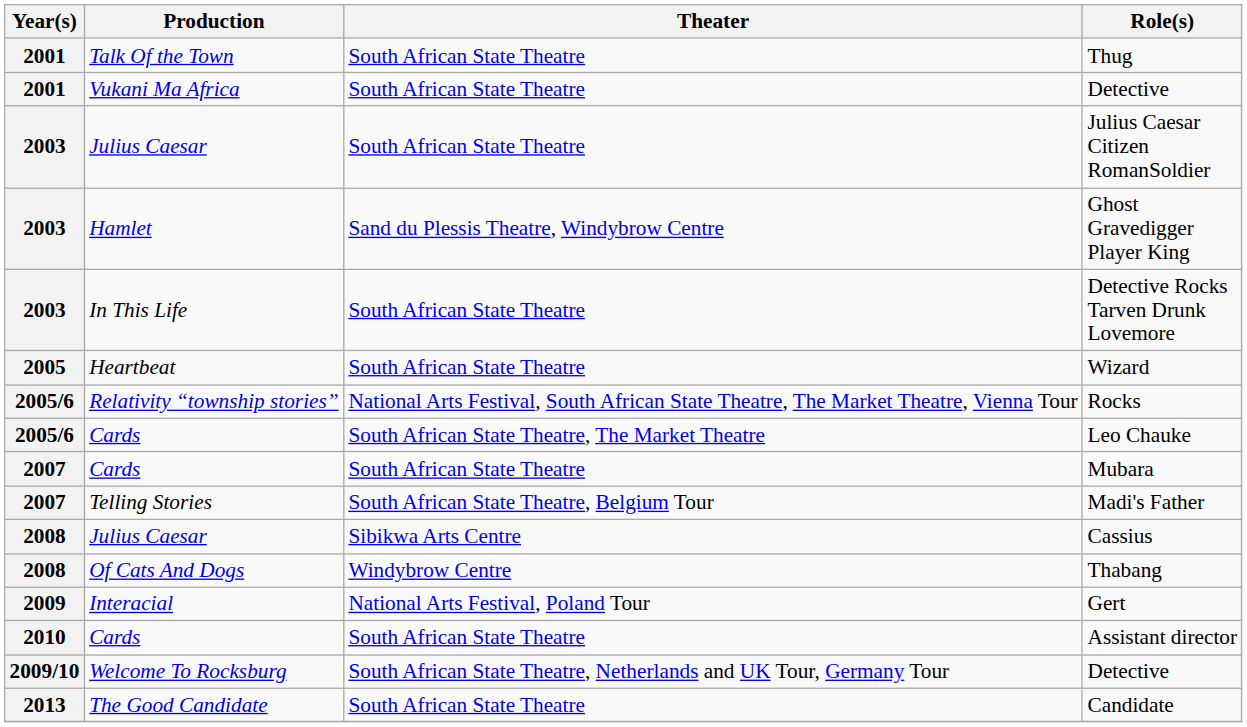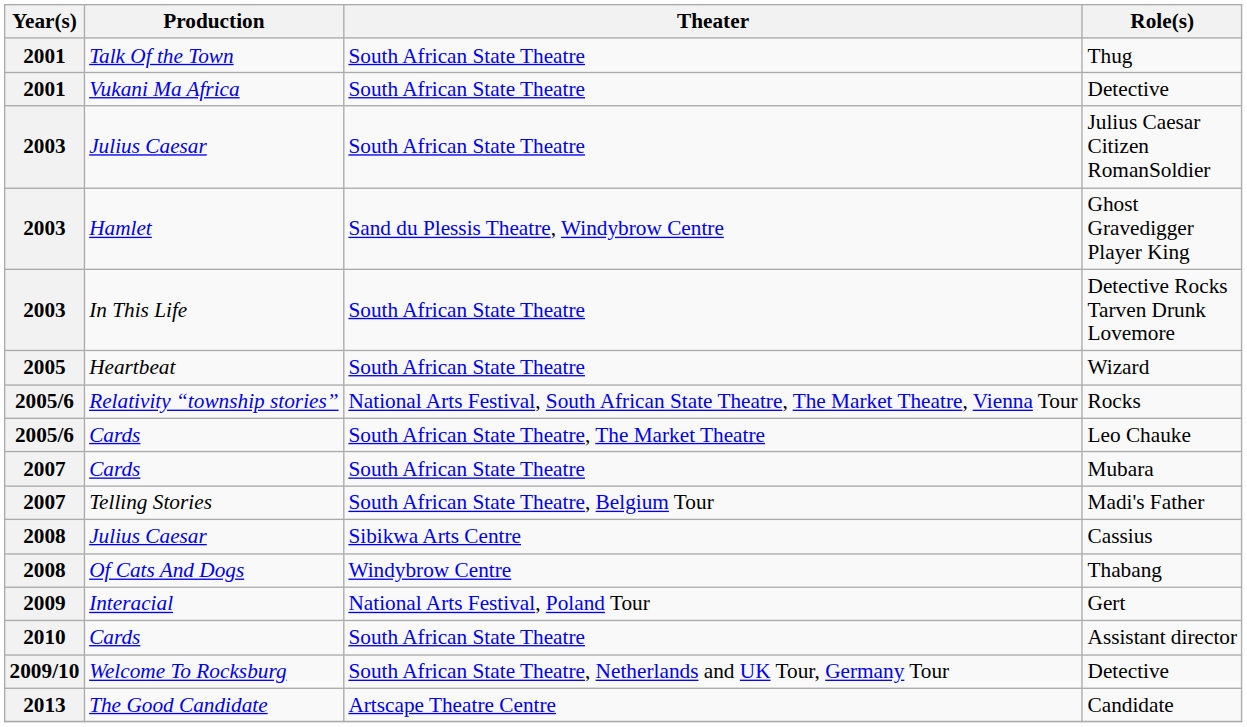(467, 704) South African State Theatre -> (452, 704) Artscape Theatre Centre
